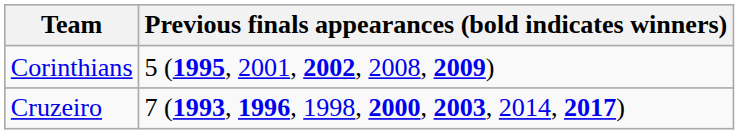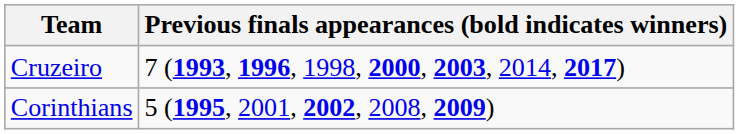rows swapped: (56, 107) <-> (72, 66)
